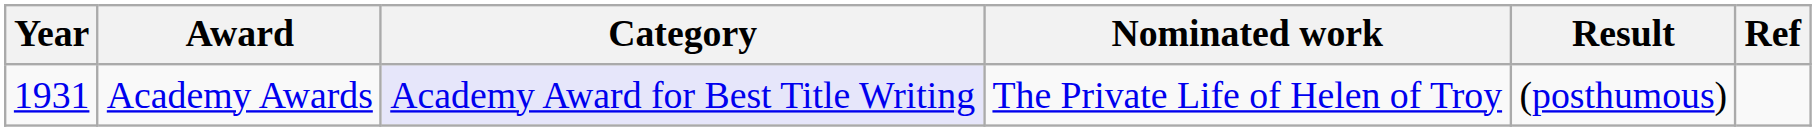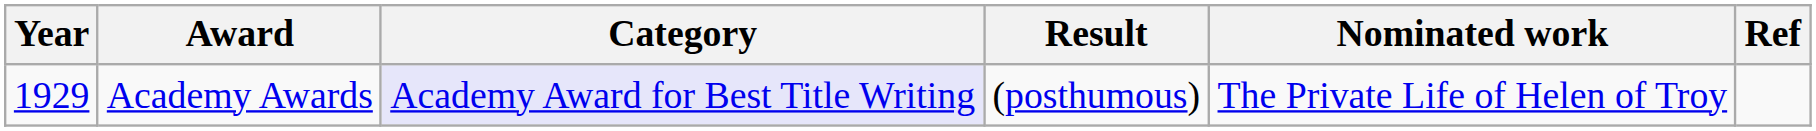columns swapped: (1247, 34) <-> (1623, 34)
(52, 94) 1931 -> (52, 94) 1929
